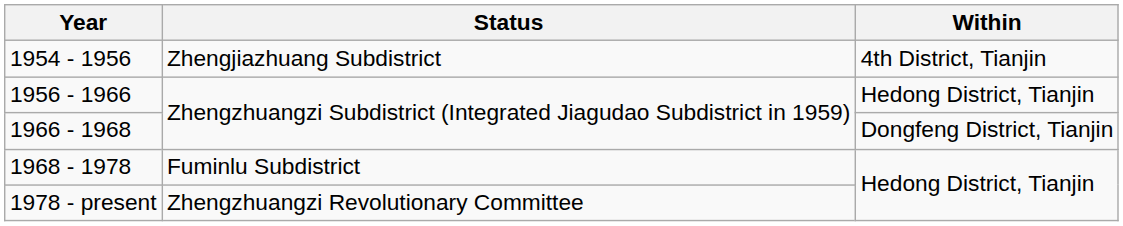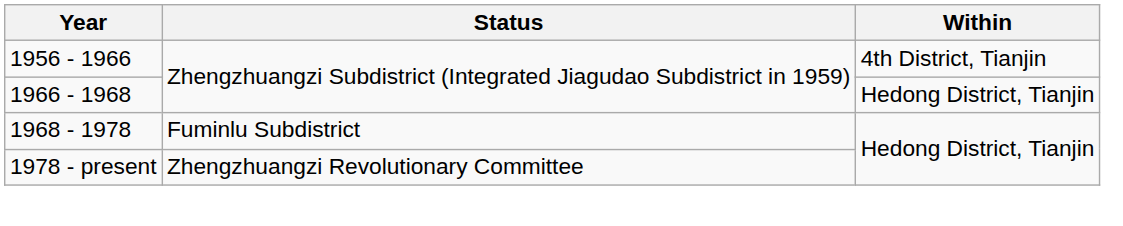- row: (71, 58)
(978, 94) Hedong District, Tianjin -> (954, 58) 4th District, Tianjin
(987, 130) Dongfeng District, Tianjin -> (978, 94) Hedong District, Tianjin
